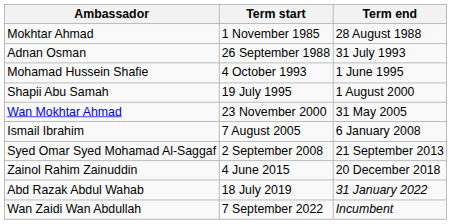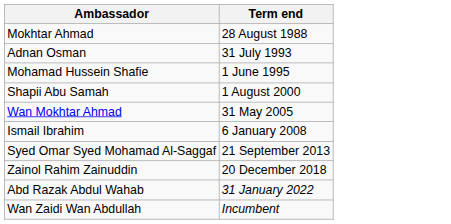- column: (276, 14)
